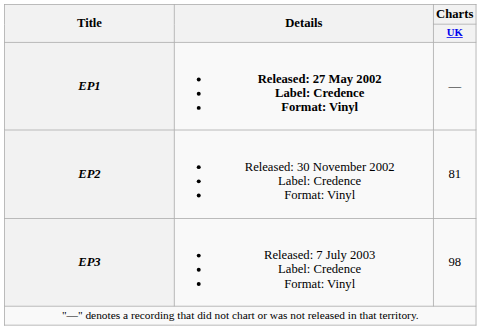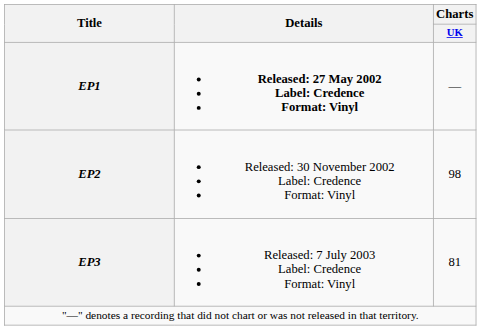(455, 174) 81 -> (455, 174) 98
(455, 262) 98 -> (455, 262) 81
